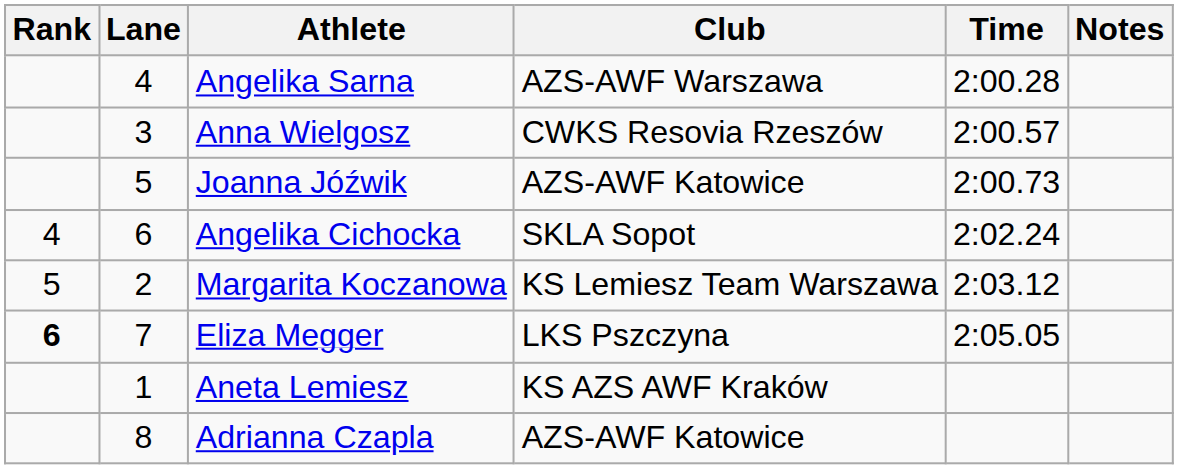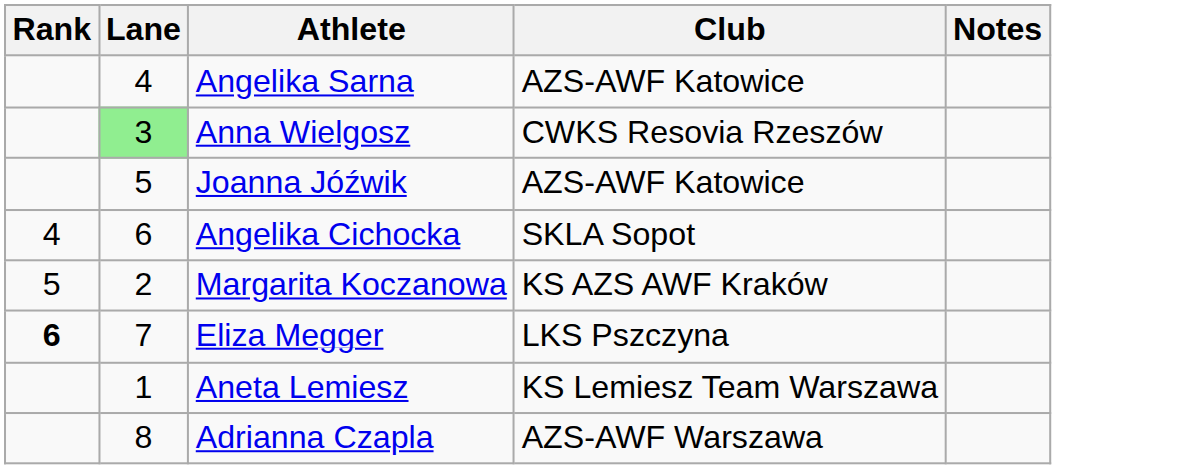- column: (1007, 30)
(672, 81) AZS-AWF Warszawa -> (663, 81) AZS-AWF Katowice
(143, 132) no background -> (143, 132) lightgreen background
(730, 285) KS Lemiesz Team Warszawa -> (675, 285) KS AZS AWF Kraków
(675, 387) KS AZS AWF Kraków -> (730, 387) KS Lemiesz Team Warszawa
(663, 438) AZS-AWF Katowice -> (672, 438) AZS-AWF Warszawa
